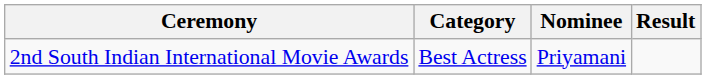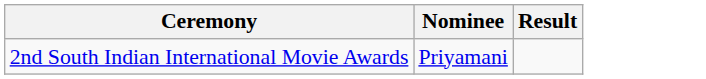- column: (472, 21)
